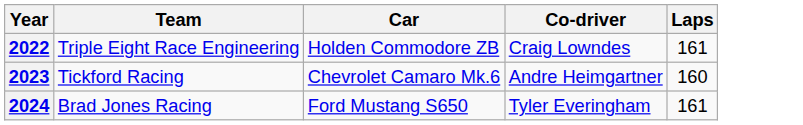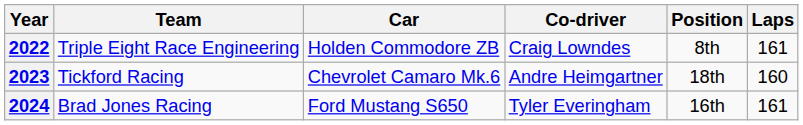+ column: (707, 19)
